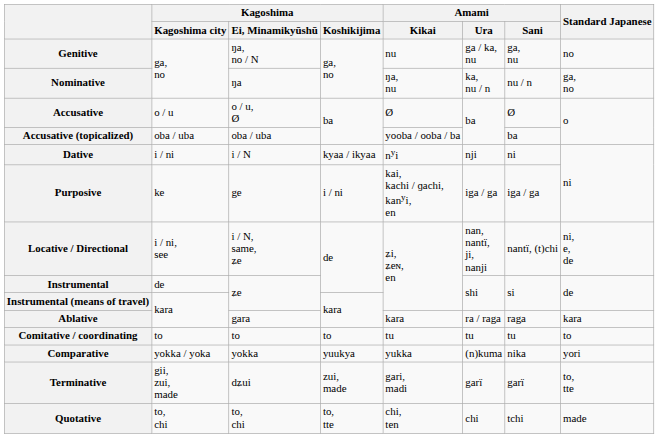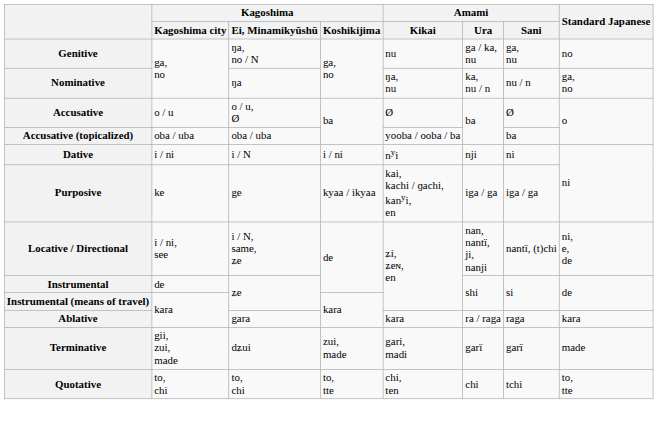(349, 154) kyaa / ikyaa -> (333, 154) i / ni
(333, 193) i / ni -> (349, 193) kyaa / ikyaa
- row: (78, 336)
- row: (78, 353)
(569, 382) to, tte -> (574, 348) made
(575, 418) made -> (567, 384) to, tte
